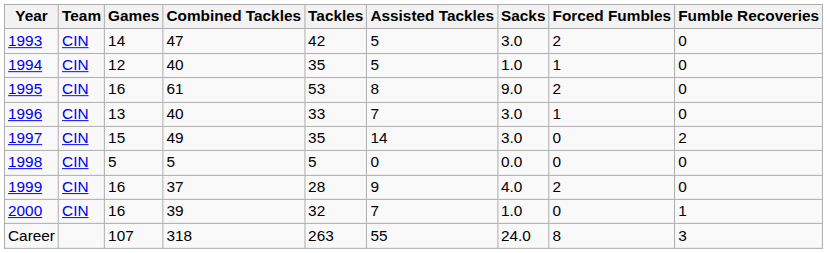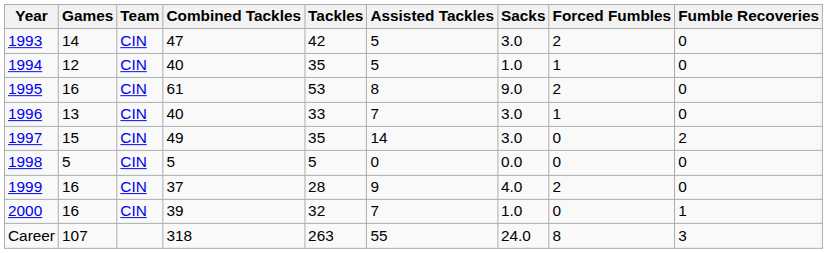columns swapped: (82, 16) <-> (134, 16)
